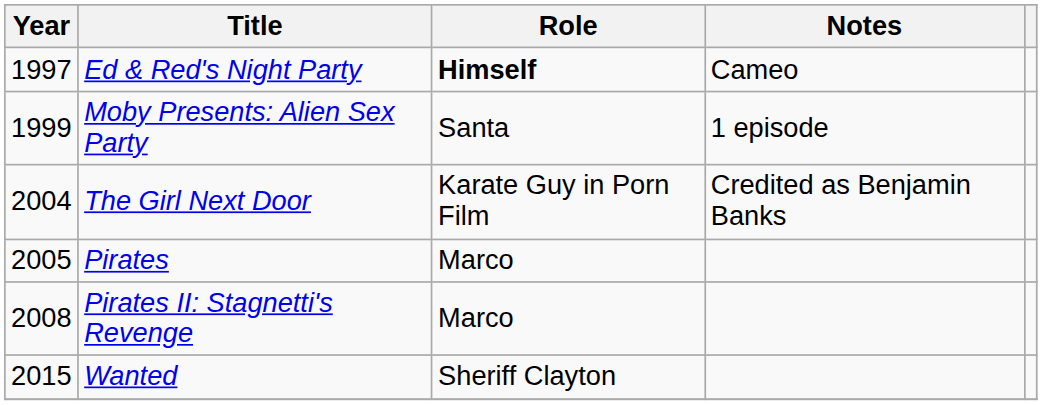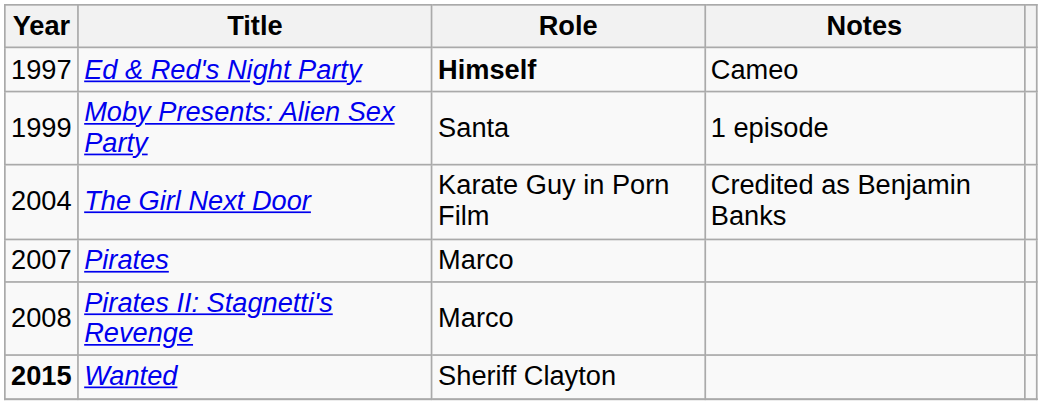(41, 259) 2005 -> (41, 259) 2007
(41, 376) normal -> (41, 376) bold
